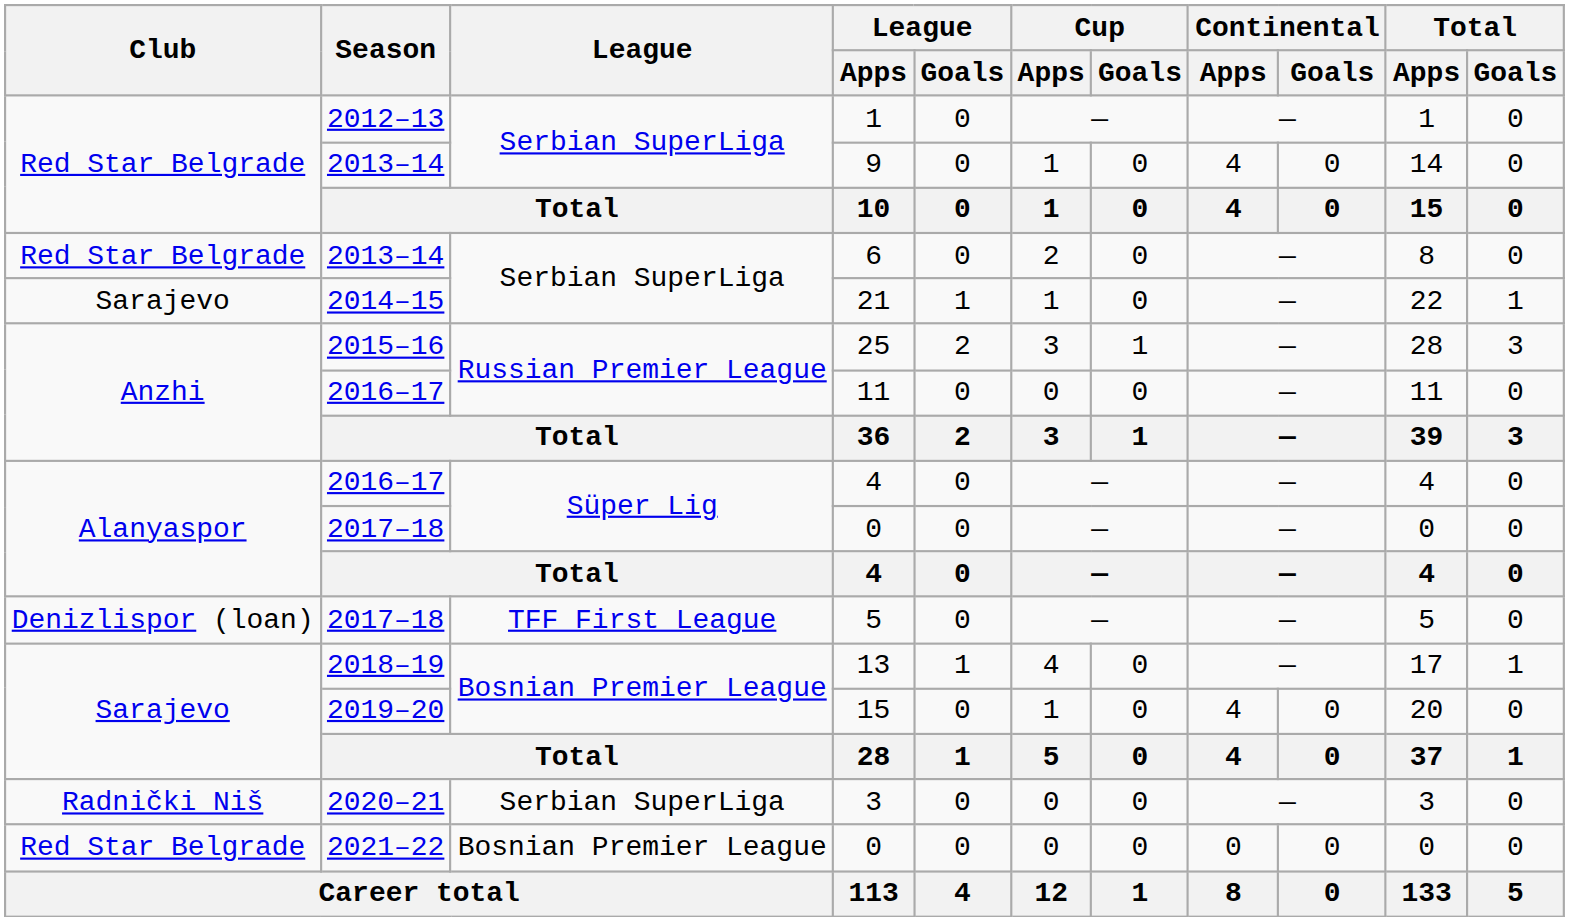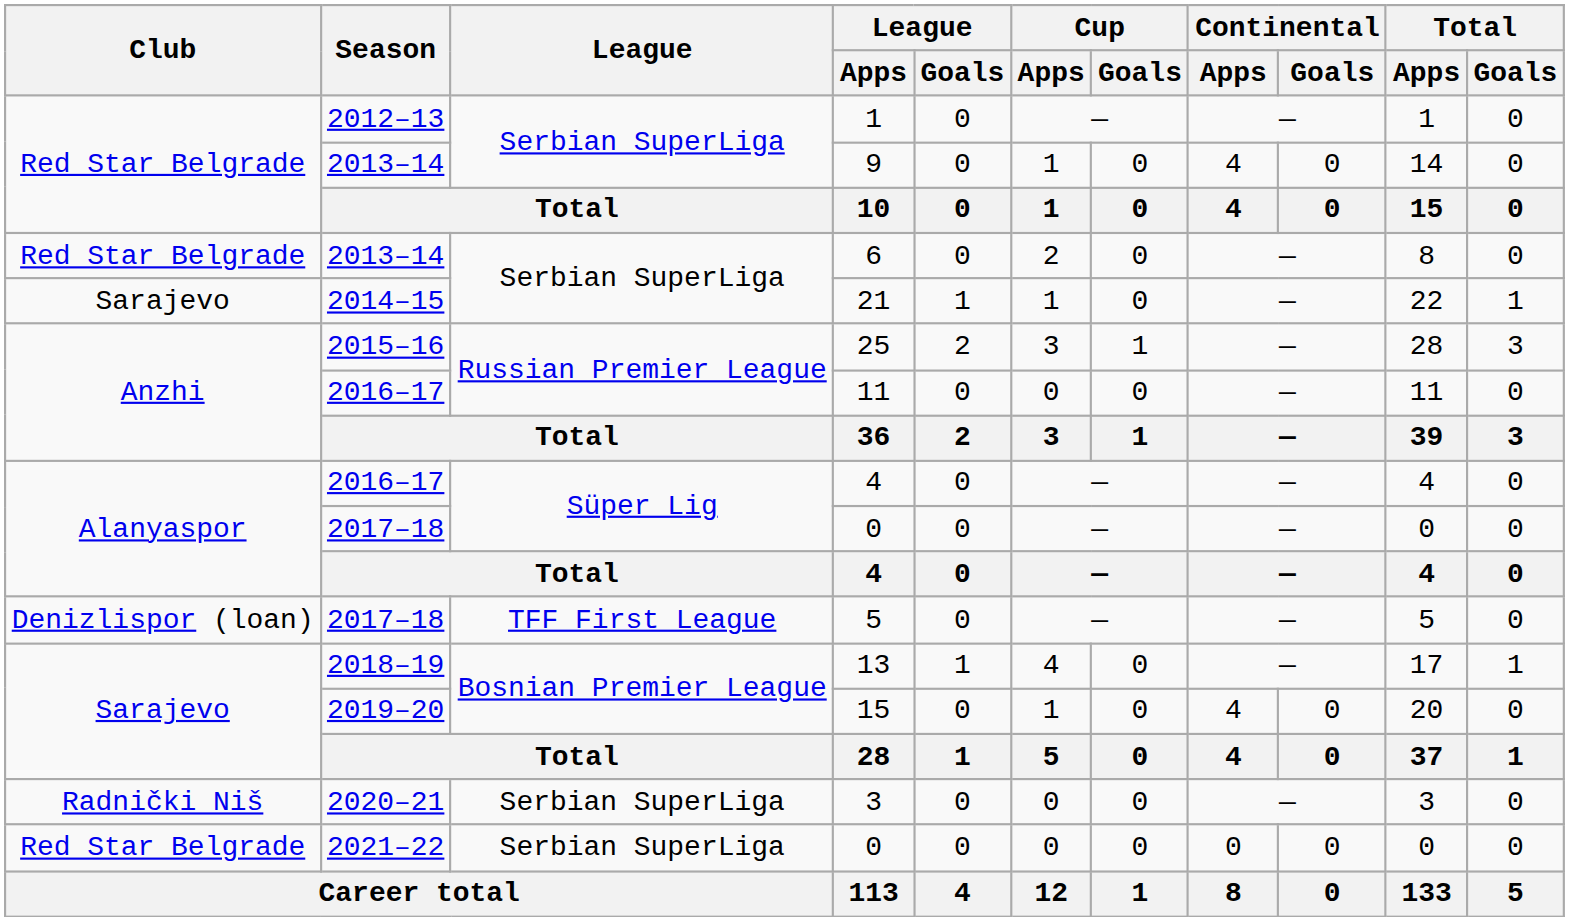(642, 848) Bosnian Premier League -> (642, 848) Serbian SuperLiga
